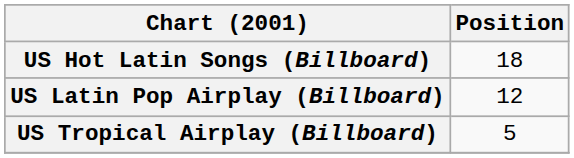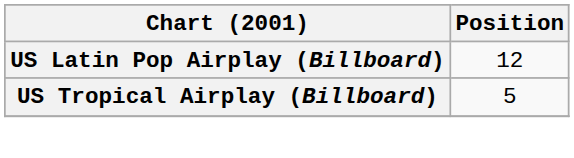- row: (227, 60)
